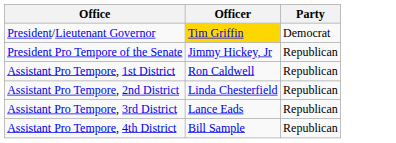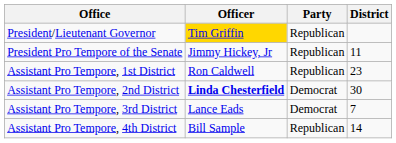+ column: (369, 14)
(307, 33) Democrat -> (317, 33) Republican
(233, 90) normal -> (236, 90) bold
(310, 90) Republican -> (313, 90) Democrat
(310, 109) Republican -> (313, 109) Democrat
